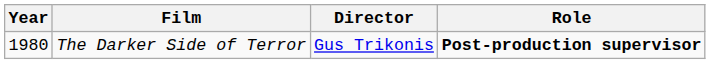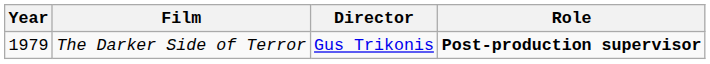(29, 45) 1980 -> (29, 45) 1979
